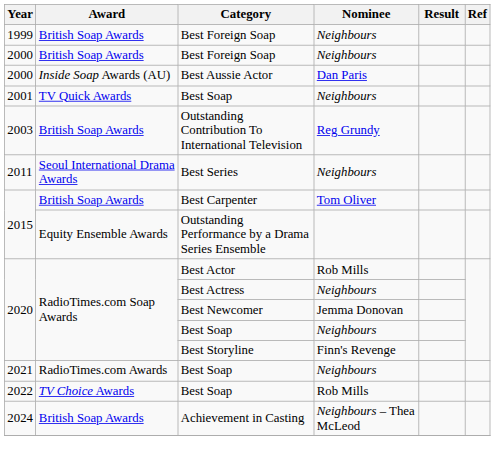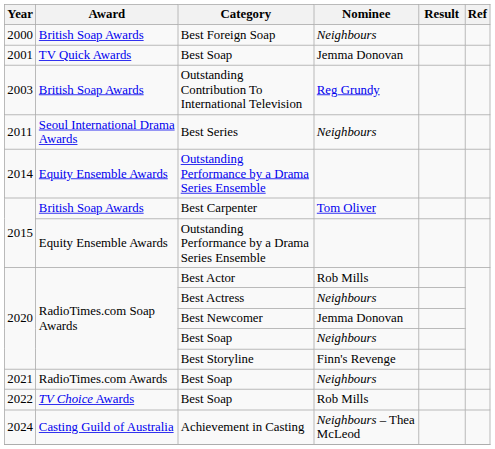- row: (20, 34)
- row: (20, 75)
(347, 95) Neighbours -> (360, 55) Jemma Donovan
+ row: (20, 173)
(91, 418) British Soap Awards -> (106, 427) Casting Guild of Australia
